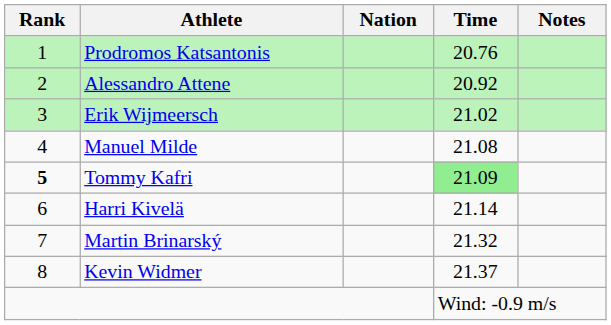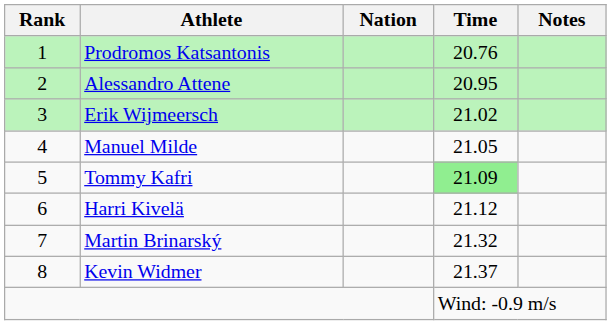(475, 83) 20.92 -> (475, 83) 20.95
(475, 146) 21.08 -> (475, 146) 21.05
(42, 177) bold -> (42, 177) normal
(475, 209) 21.14 -> (475, 209) 21.12
